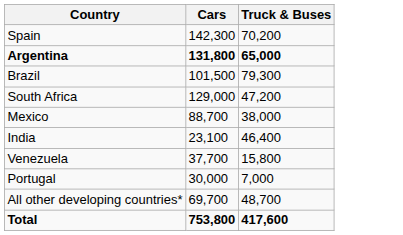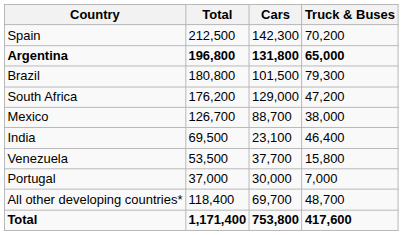+ column: (217, 14)
